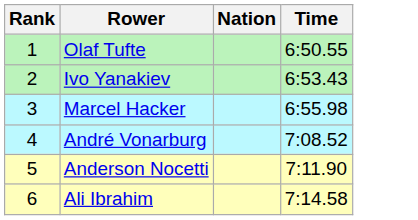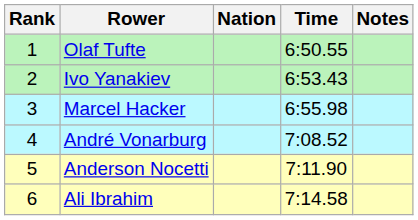+ column: (383, 19)
